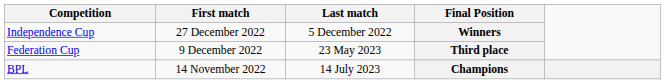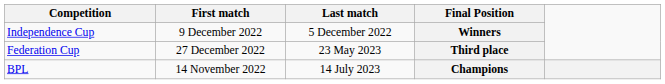(220, 32) 27 December 2022 -> (220, 32) 9 December 2022
(220, 50) 9 December 2022 -> (220, 50) 27 December 2022
